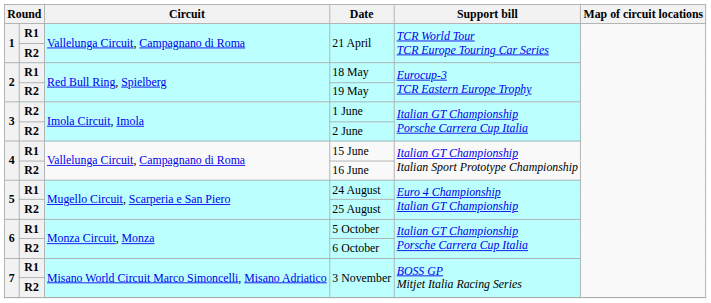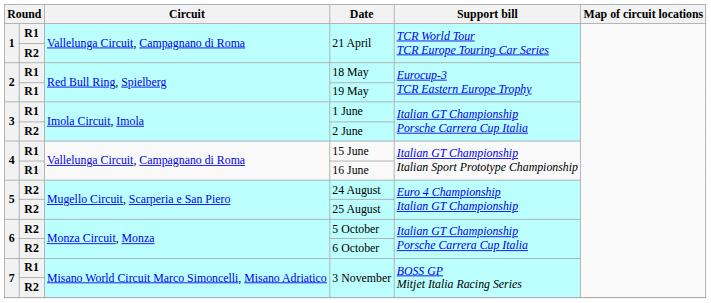(32, 91) R2 -> (32, 91) R1
(32, 111) R2 -> (32, 111) R1
(32, 170) R2 -> (32, 170) R1
(32, 189) R1 -> (32, 189) R2
(32, 228) R1 -> (32, 228) R2
